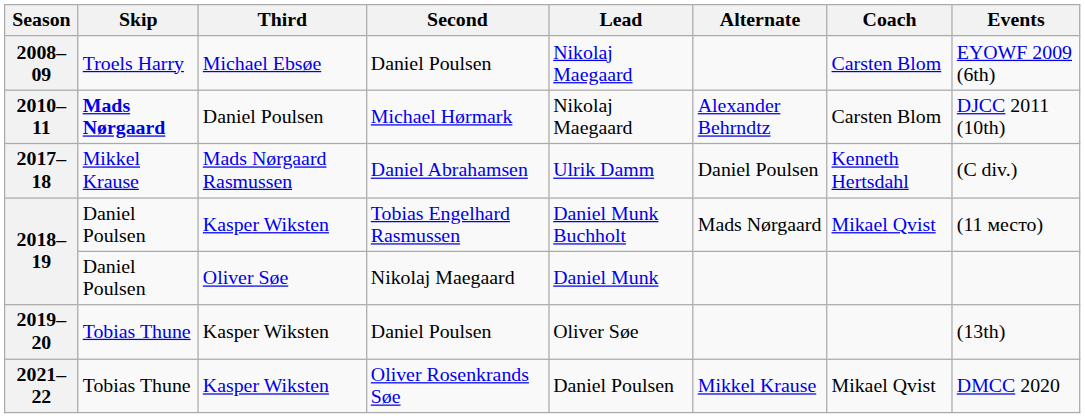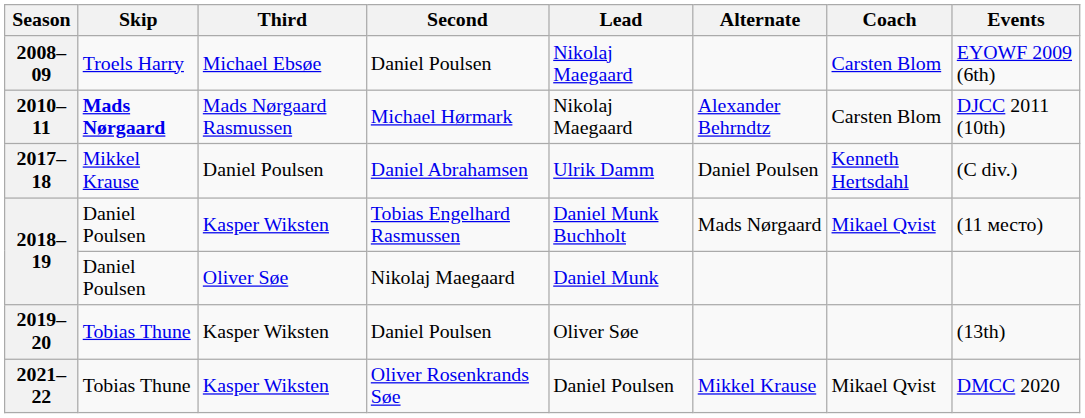(263, 116) Daniel Poulsen -> (265, 116) Mads Nørgaard Rasmussen
(265, 170) Mads Nørgaard Rasmussen -> (263, 170) Daniel Poulsen
